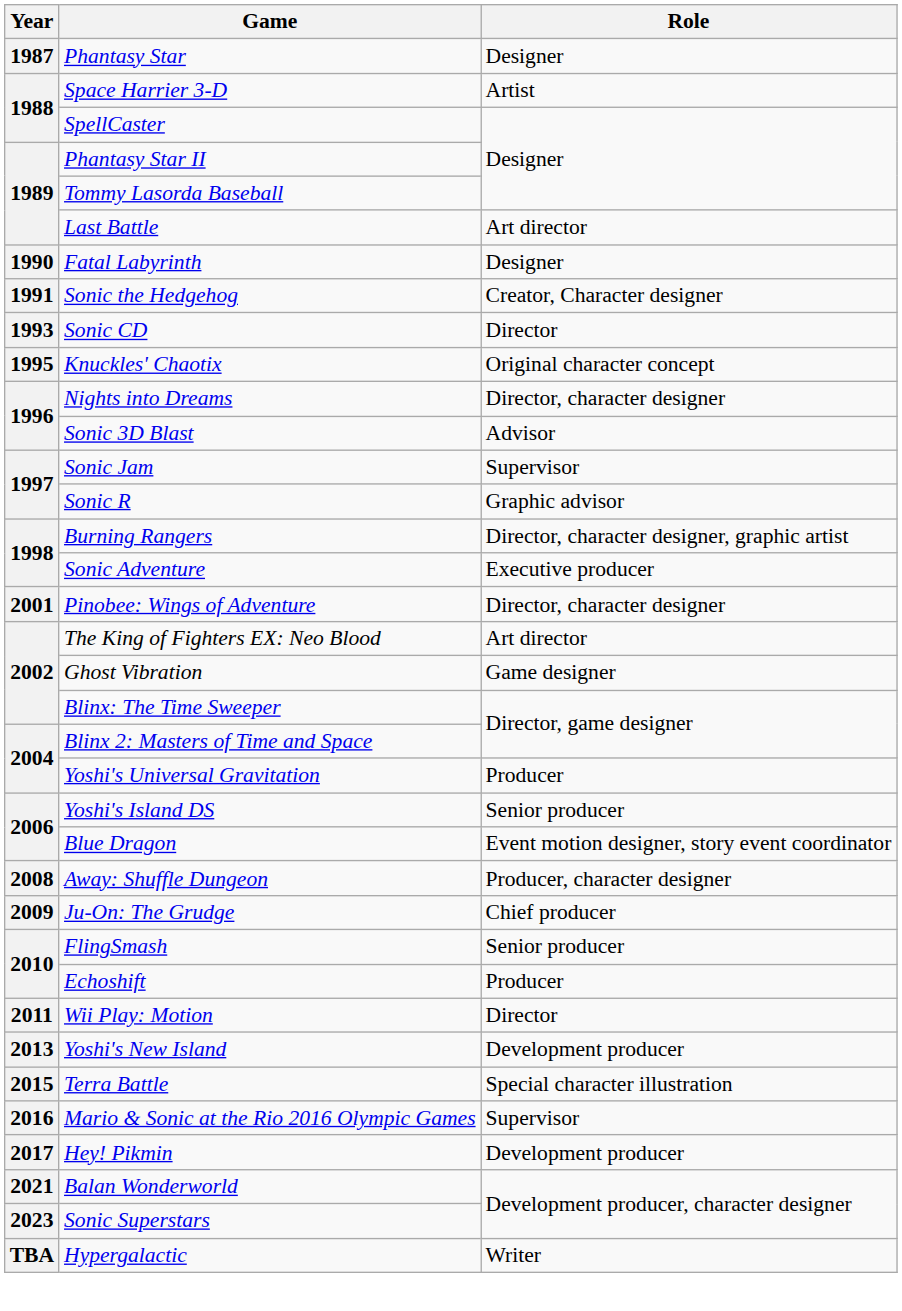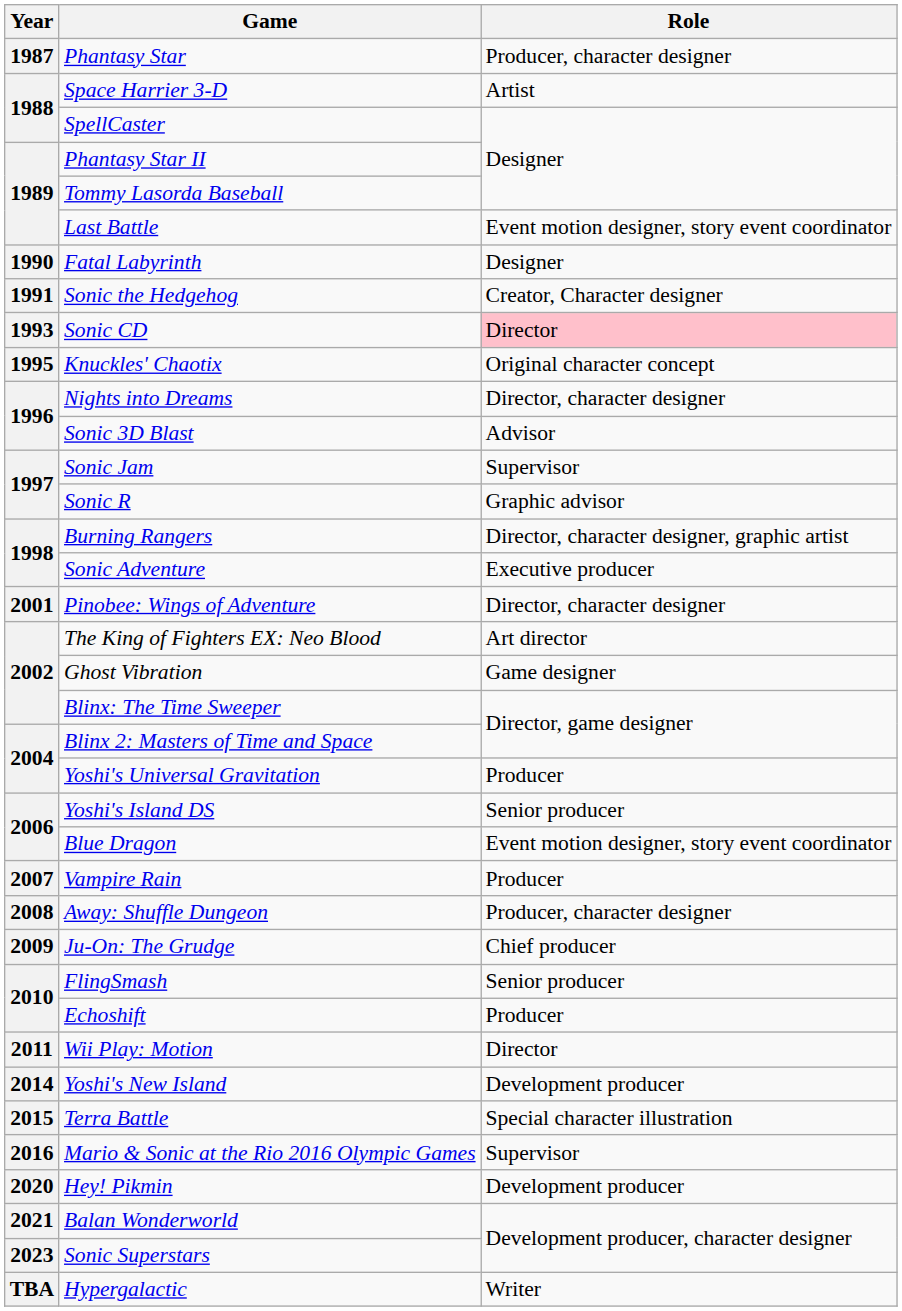(525, 55) Designer -> (608, 55) Producer, character designer
(536, 227) Art director -> (688, 227) Event motion designer, story event coordinator
(522, 329) no background -> (522, 329) pink background
+ row: (123, 878)
(32, 1049) 2013 -> (32, 1083) 2014
(32, 1152) 2017 -> (32, 1186) 2020
